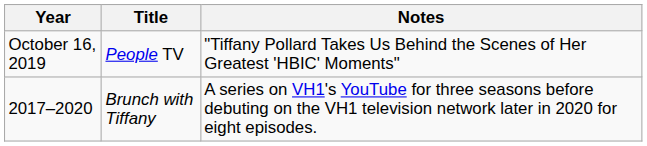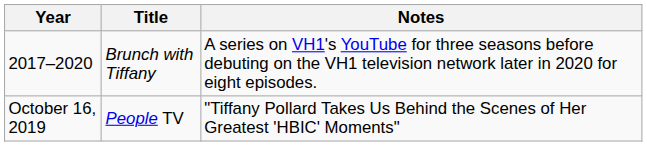rows swapped: (50, 108) <-> (52, 53)
